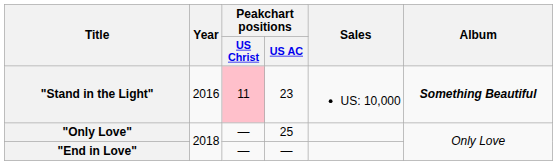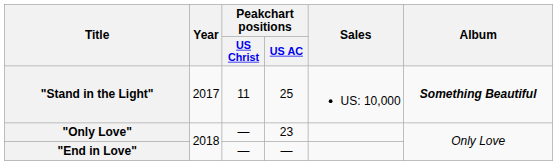(206, 94) 2016 -> (206, 94) 2017
(244, 94) pink background -> (244, 94) no background
(286, 94) 23 -> (286, 94) 25
(286, 132) 25 -> (286, 132) 23
